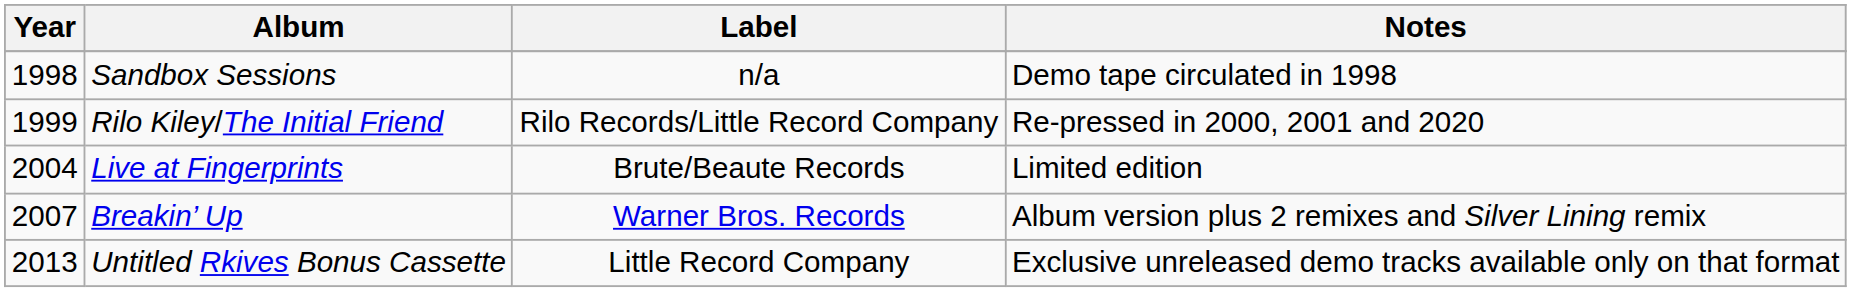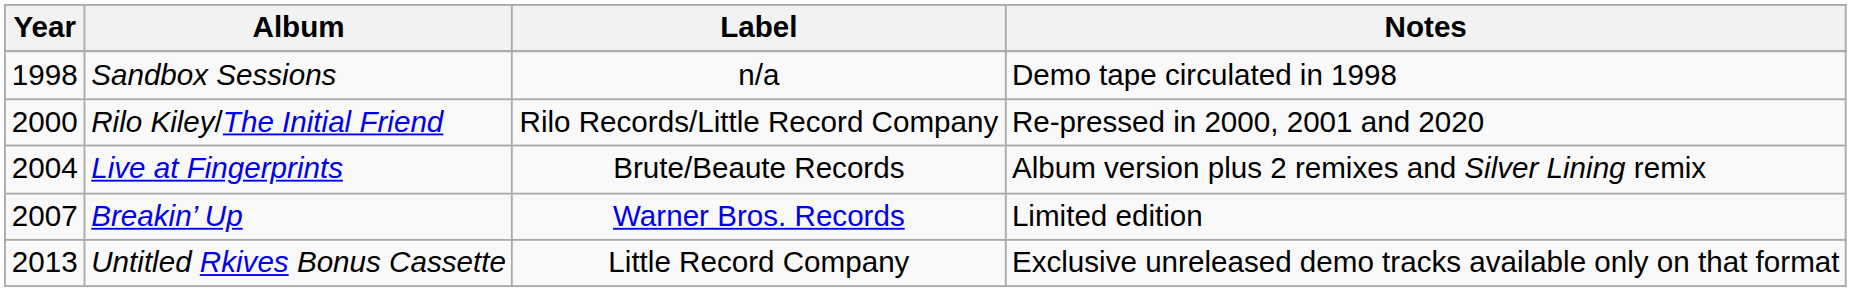(45, 121) 1999 -> (45, 121) 2000
(1107, 168) Limited edition -> (1359, 168) Album version plus 2 remixes and Silver Lining remix
(1359, 215) Album version plus 2 remixes and Silver Lining remix -> (1107, 215) Limited edition
